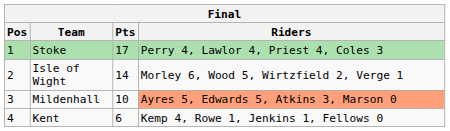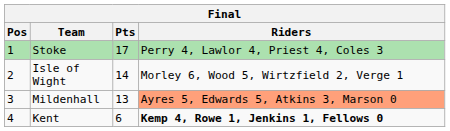(122, 99) 10 -> (122, 99) 13
(262, 118) normal -> (262, 118) bold
